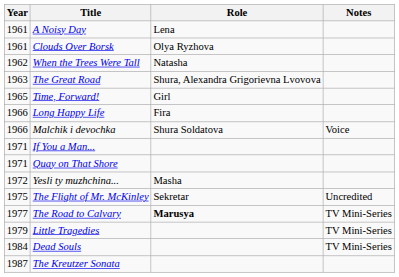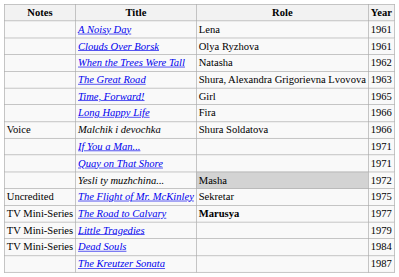columns swapped: (17, 12) <-> (359, 12)
(168, 180) no background -> (213, 180) lightgrey background
